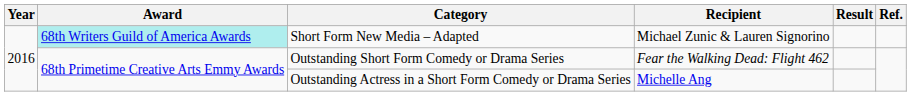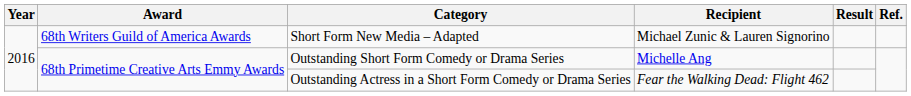(146, 36) paleturquoise background -> (146, 36) no background
(733, 58) Fear the Walking Dead: Flight 462 -> (674, 58) Michelle Ang
(674, 79) Michelle Ang -> (733, 79) Fear the Walking Dead: Flight 462
